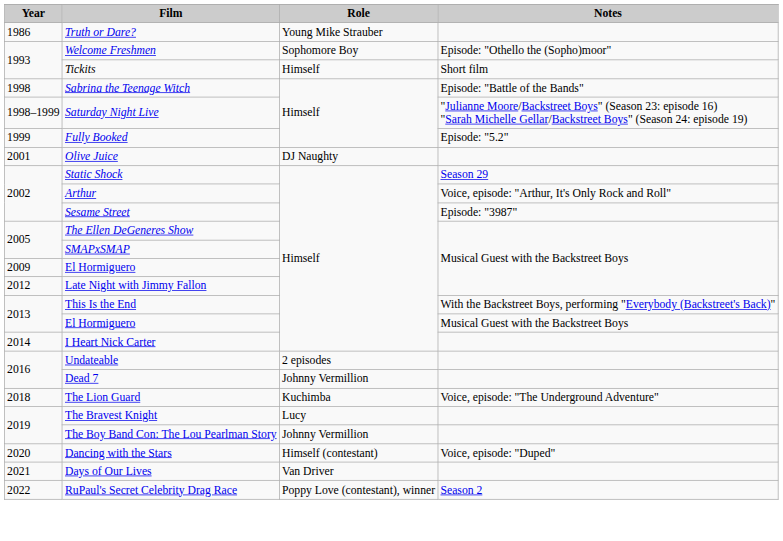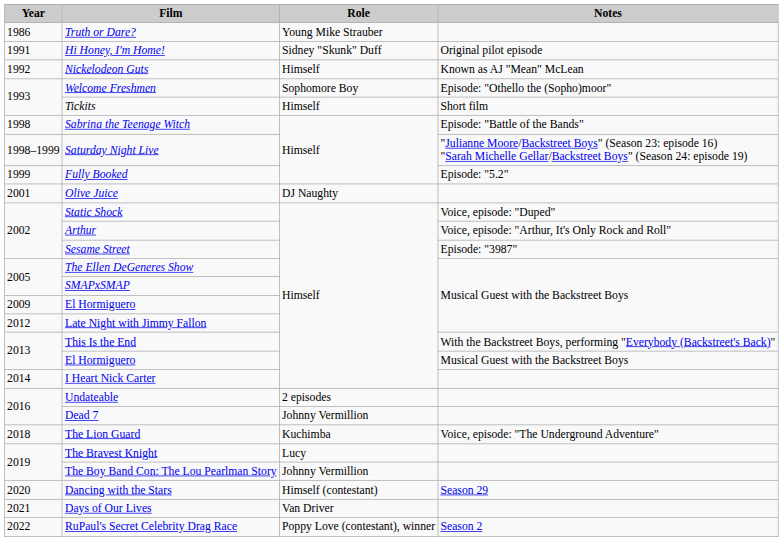+ row: (19, 50)
+ row: (19, 69)
(464, 175) Season 29 -> (498, 212) Voice, episode: "Duped"
(498, 452) Voice, episode: "Duped" -> (464, 489) Season 29
